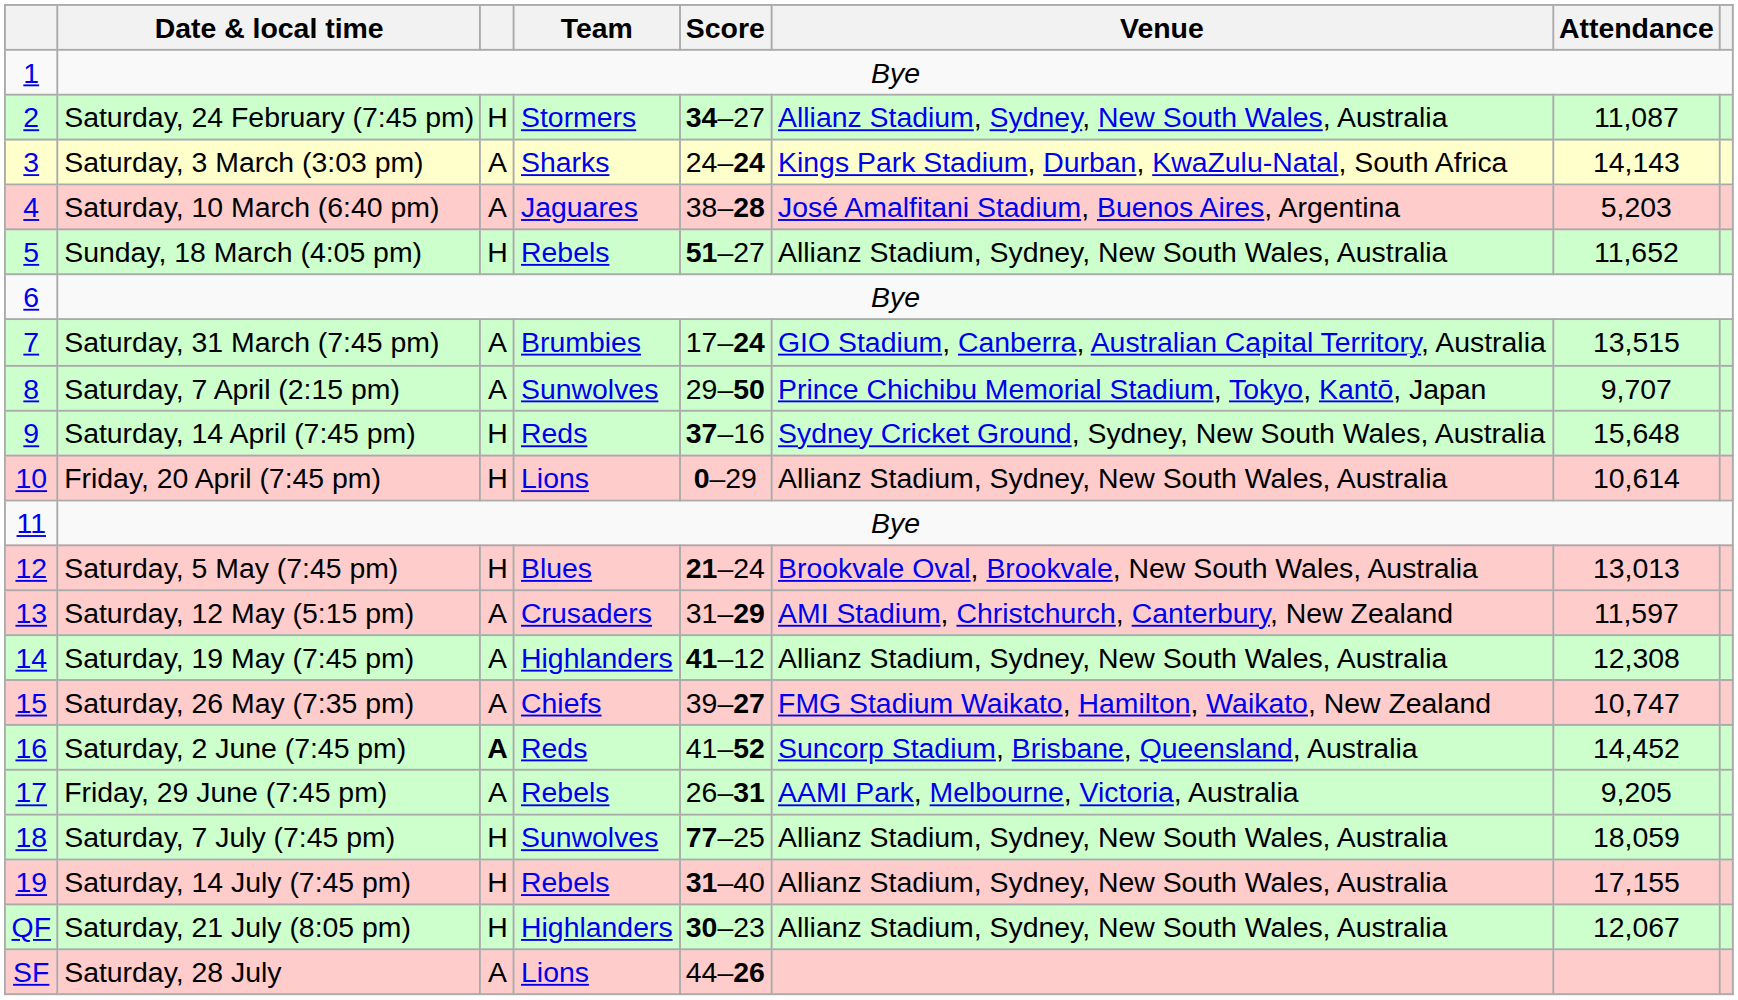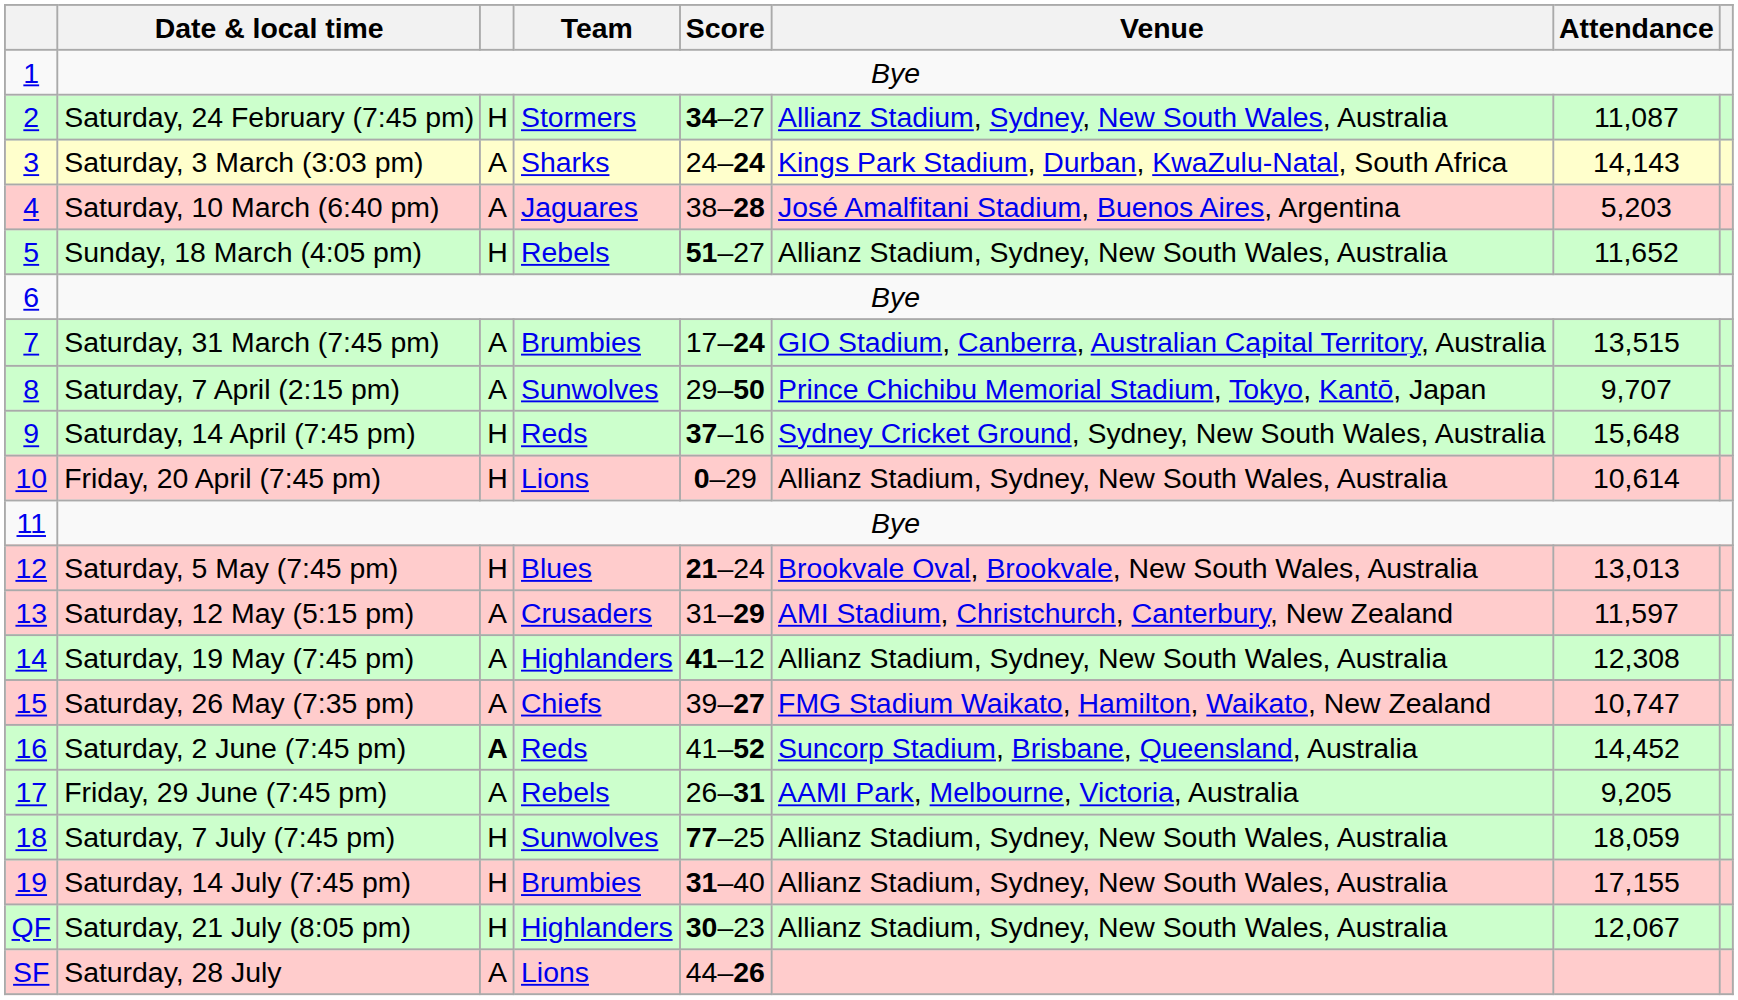(565, 883) Rebels -> (581, 883) Brumbies
